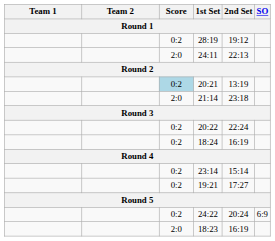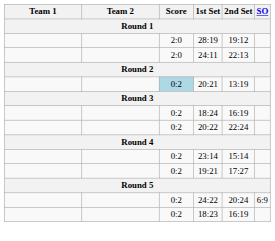(176, 41) 0:2 -> (176, 41) 2:0
- row: (208, 99)
rows swapped: (208, 128) <-> (208, 142)
(176, 229) 2:0 -> (176, 214) 0:2
